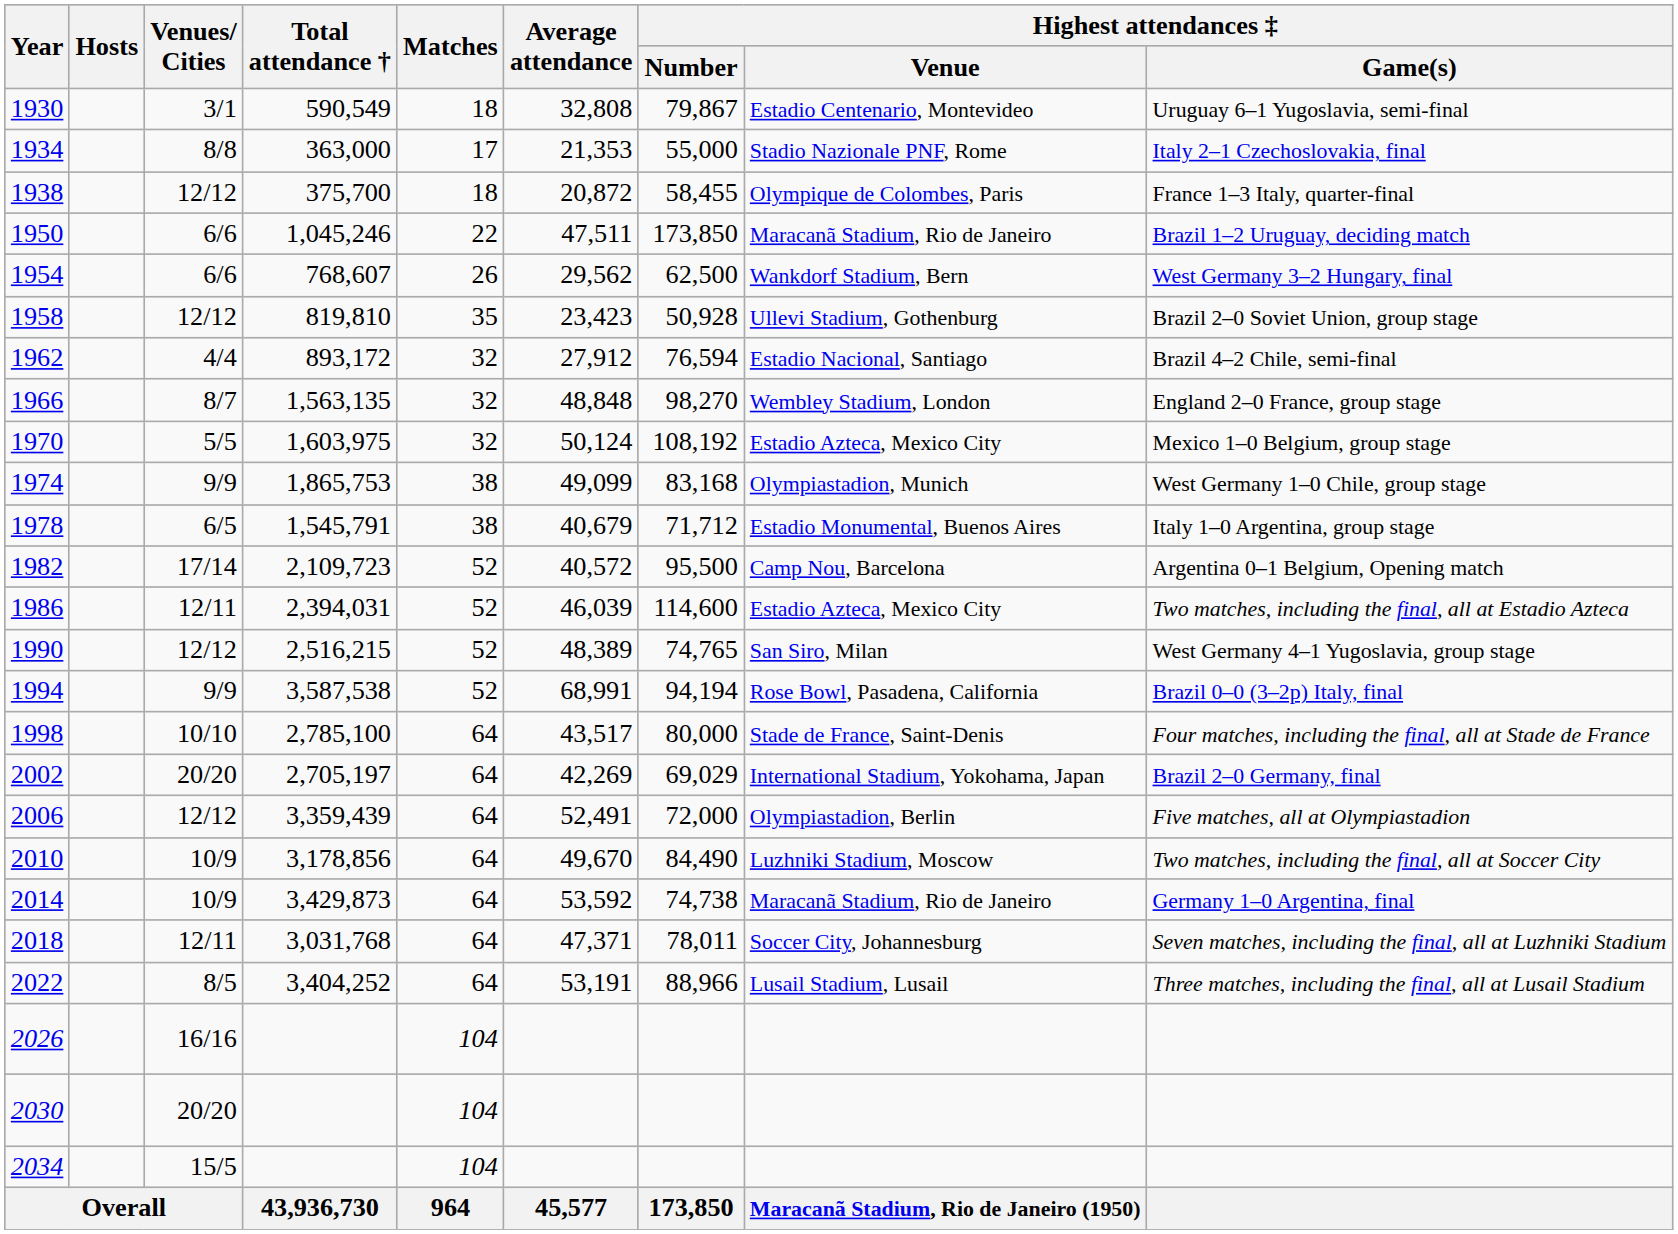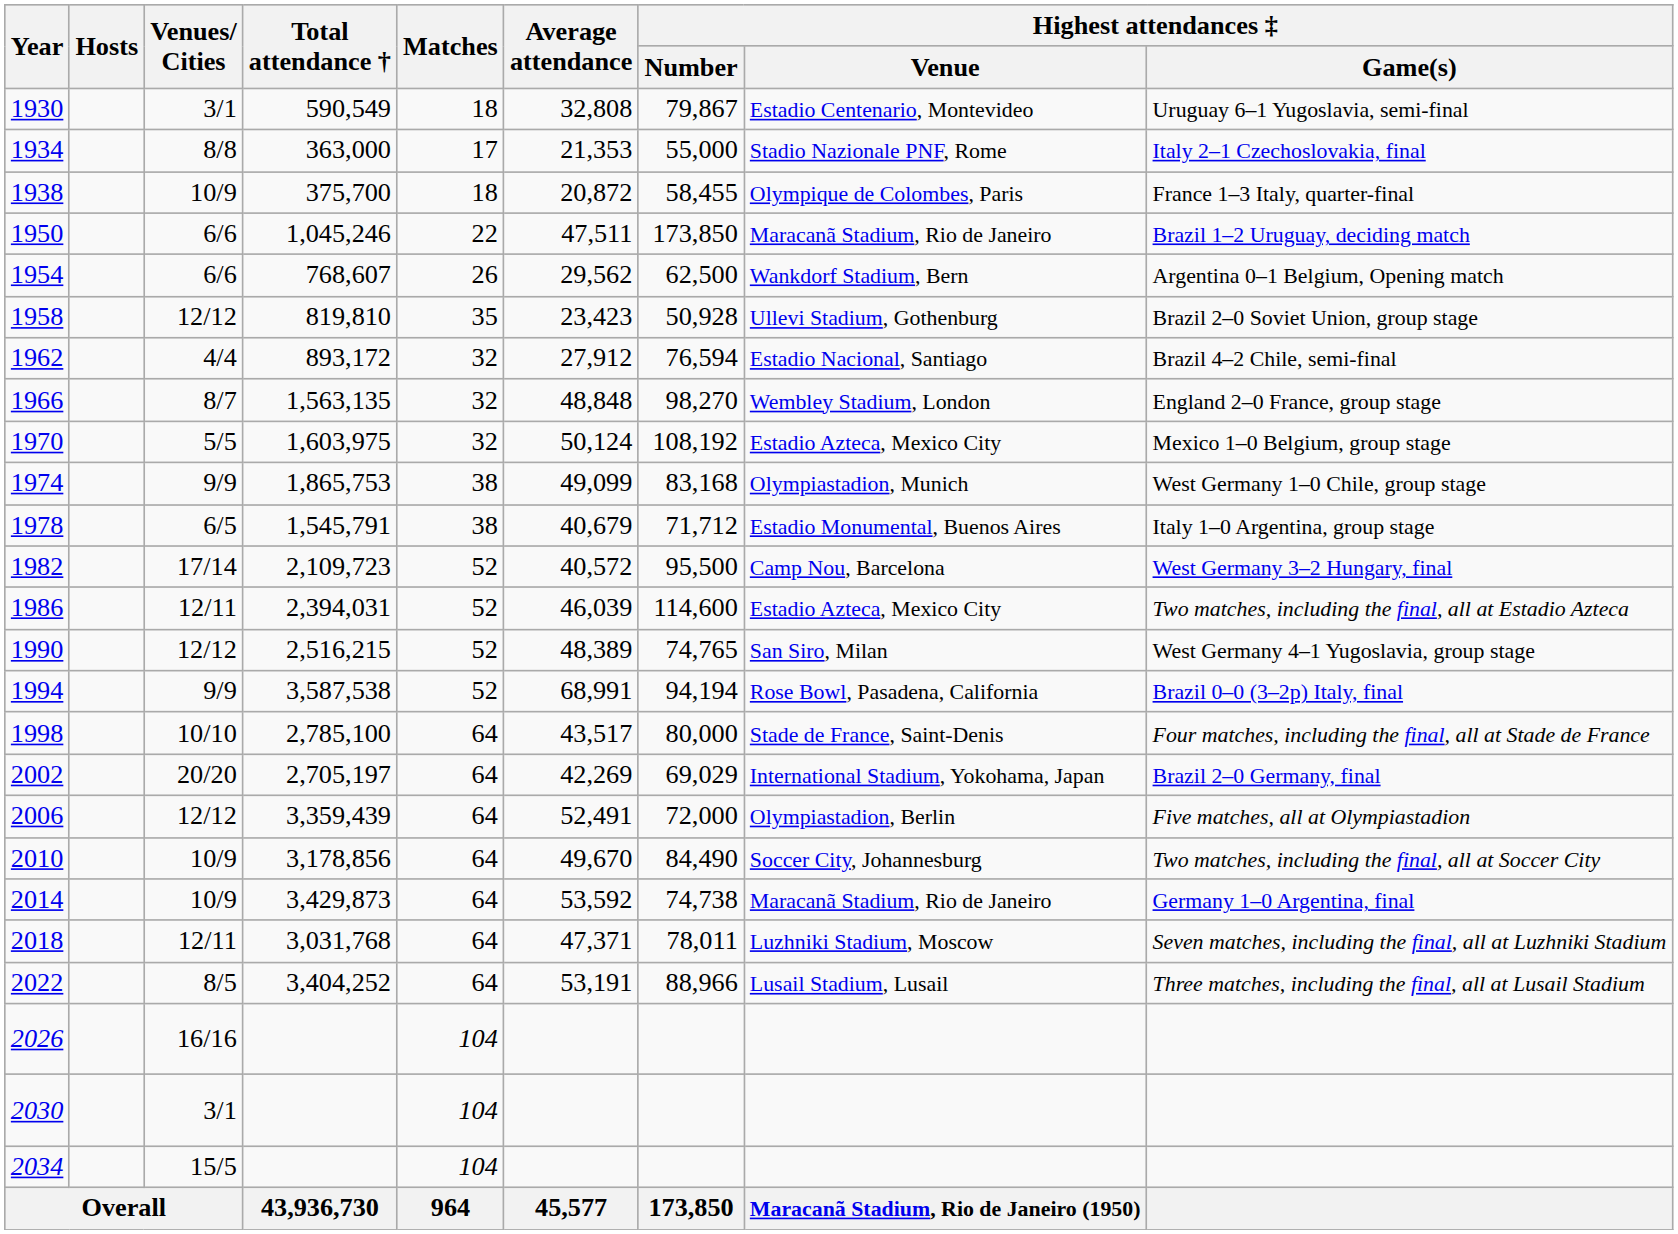(207, 191) 12/12 -> (213, 191) 10/9
(1302, 276) West Germany 3–2 Hungary, final -> (1328, 276) Argentina 0–1 Belgium, Opening match
(1328, 567) Argentina 0–1 Belgium, Opening match -> (1302, 567) West Germany 3–2 Hungary, final
(872, 859) Luzhniki Stadium, Moscow -> (866, 859) Soccer City, Johannesburg
(866, 942) Soccer City, Johannesburg -> (872, 942) Luzhniki Stadium, Moscow
(207, 1109) 20/20 -> (220, 1109) 3/1
